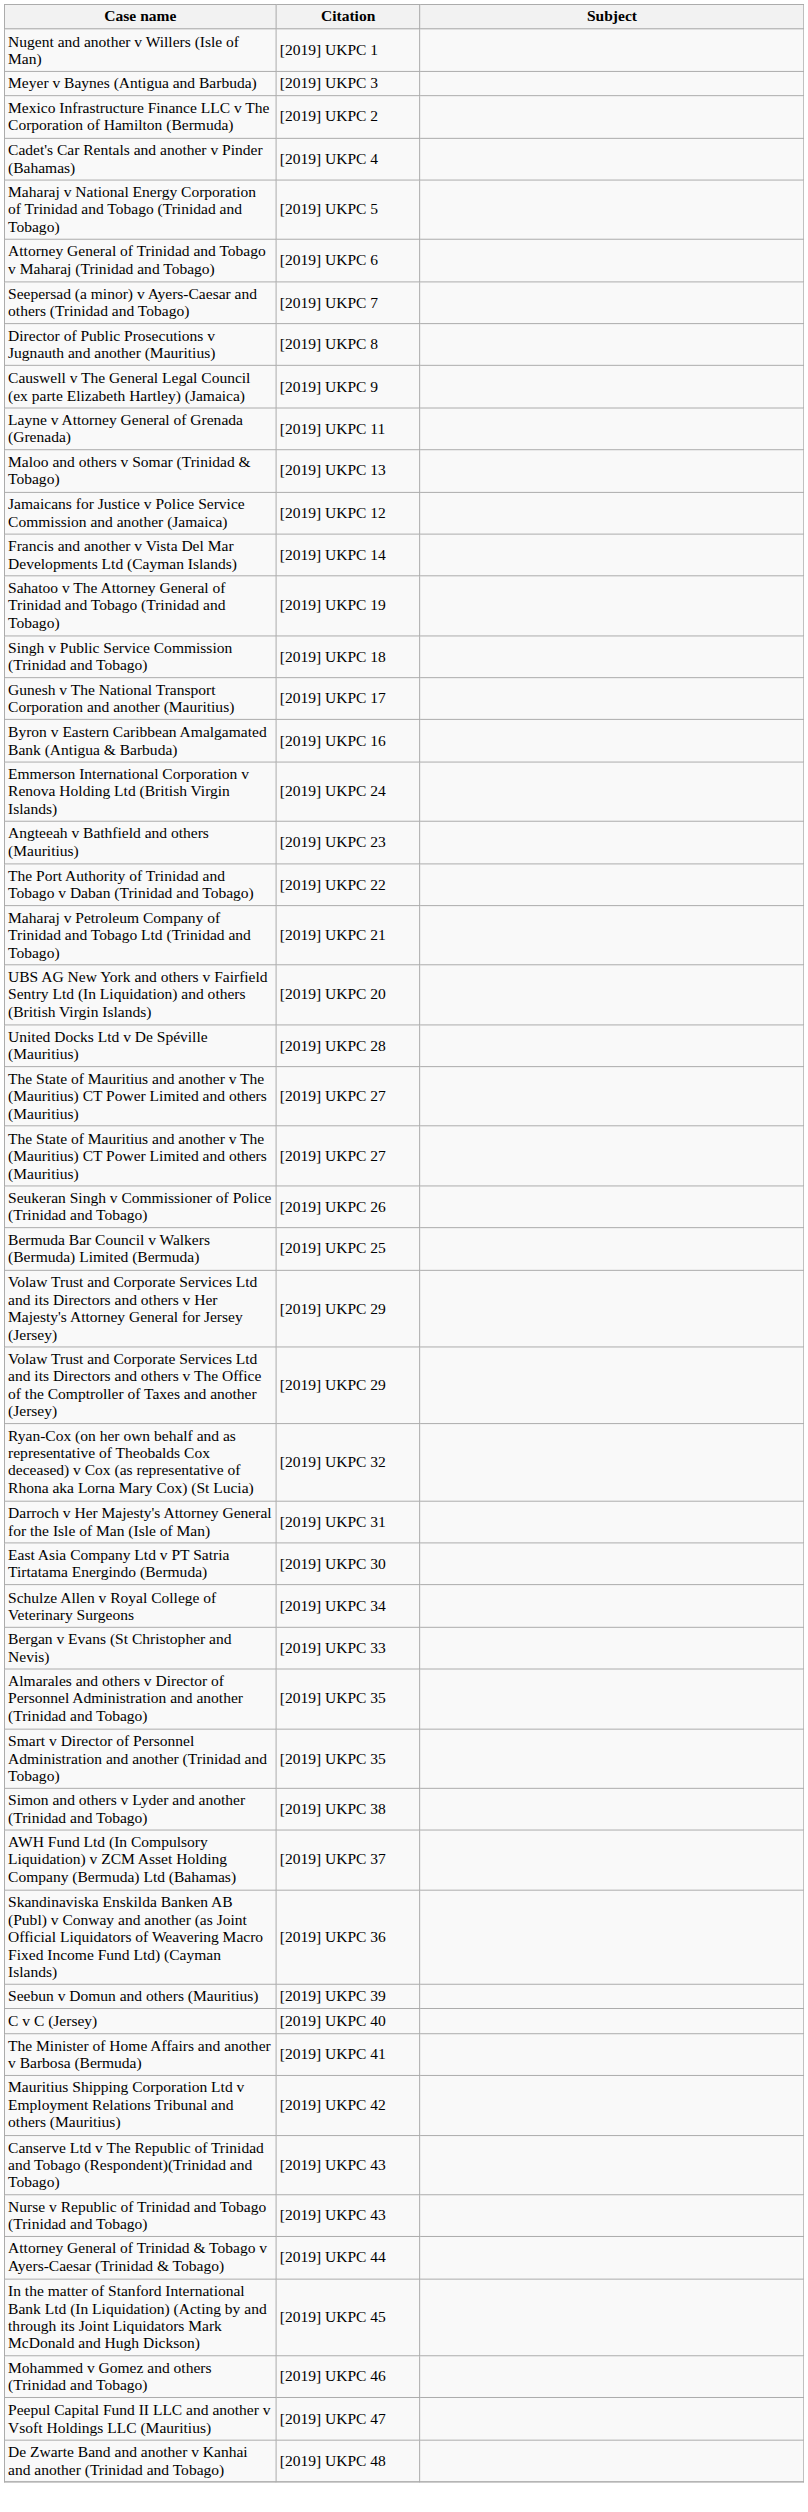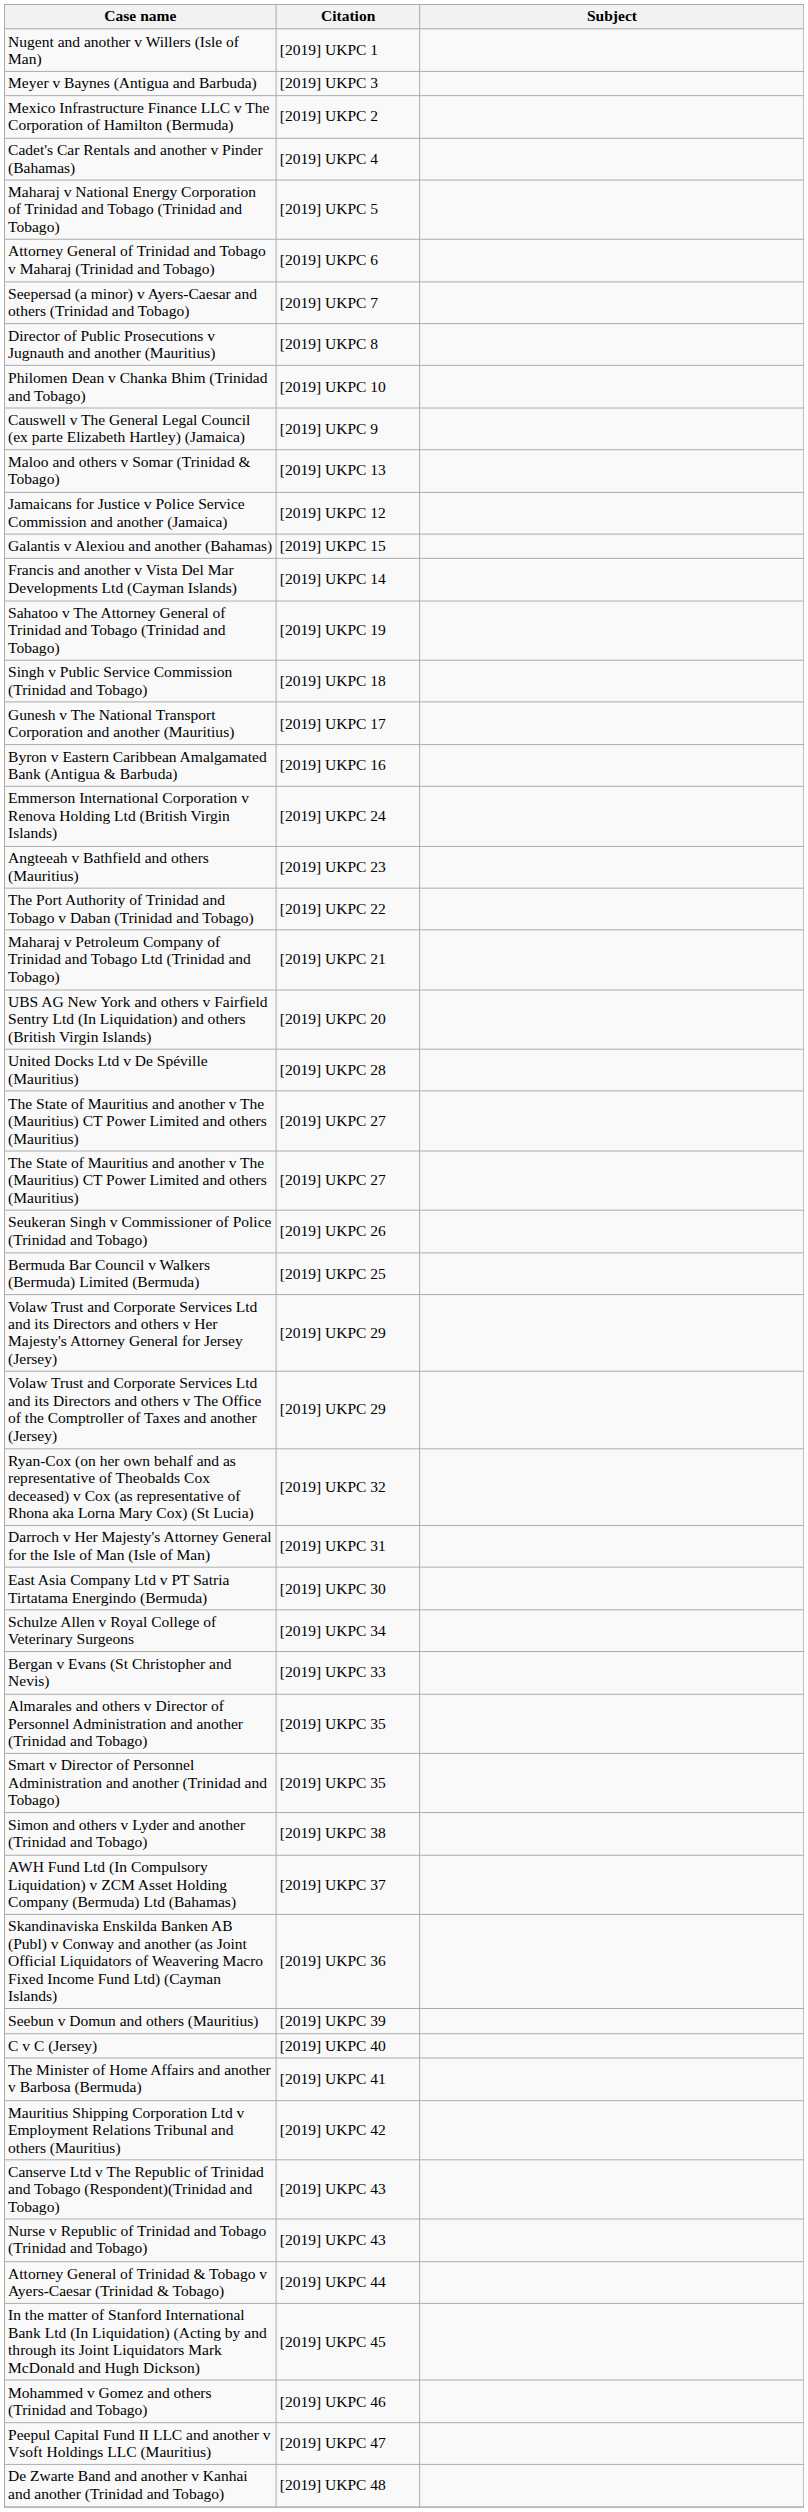+ row: (138, 386)
- row: (125, 428)
+ row: (140, 546)
